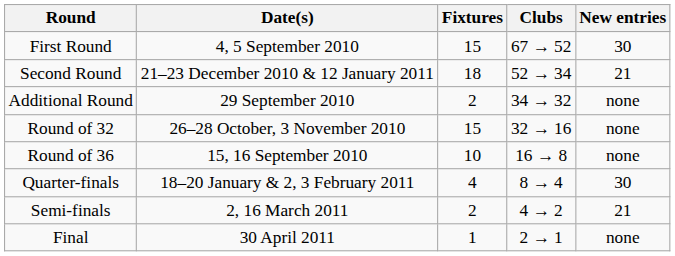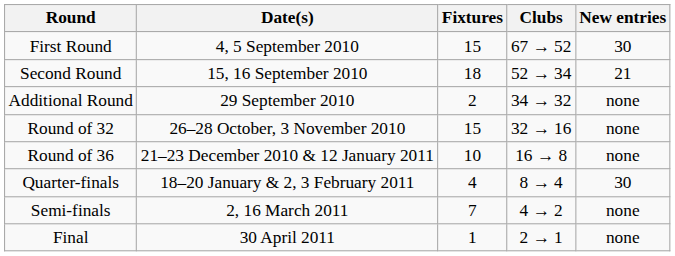(287, 73) 21–23 December 2010 & 12 January 2011 -> (287, 73) 15, 16 September 2010
(287, 155) 15, 16 September 2010 -> (287, 155) 21–23 December 2010 & 12 January 2011
(472, 210) 2 -> (472, 210) 7
(623, 210) 21 -> (623, 210) none
